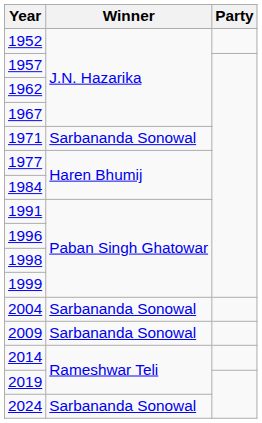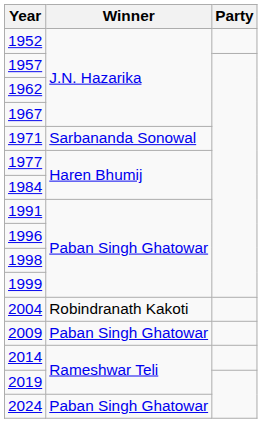(123, 308) Sarbananda Sonowal -> (119, 308) Robindranath Kakoti
(123, 333) Sarbananda Sonowal -> (129, 333) Paban Singh Ghatowar
(123, 406) Sarbananda Sonowal -> (129, 406) Paban Singh Ghatowar
